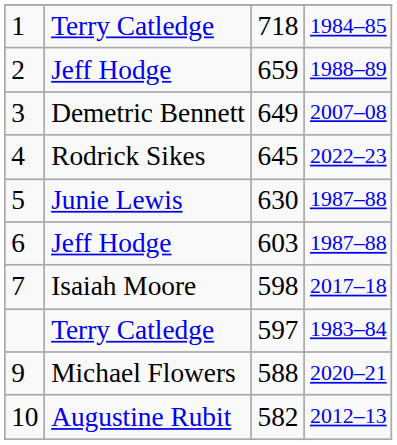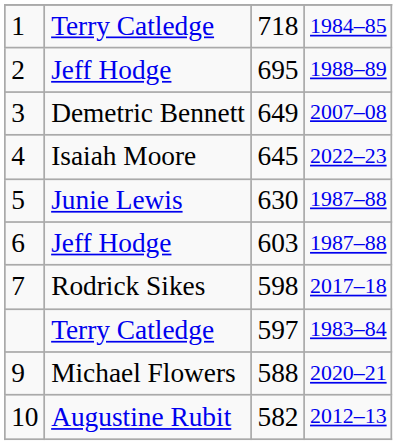(278, 69) 659 -> (278, 69) 695
(128, 156) Rodrick Sikes -> (124, 156) Isaiah Moore
(124, 286) Isaiah Moore -> (128, 286) Rodrick Sikes
